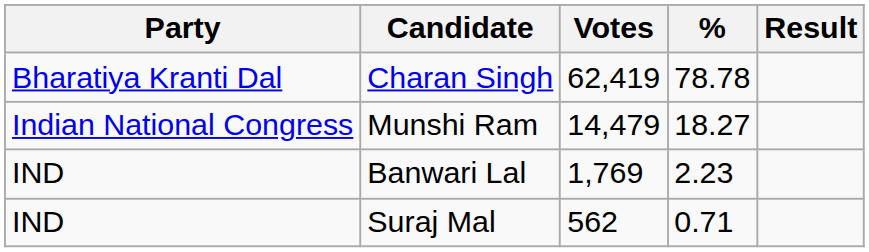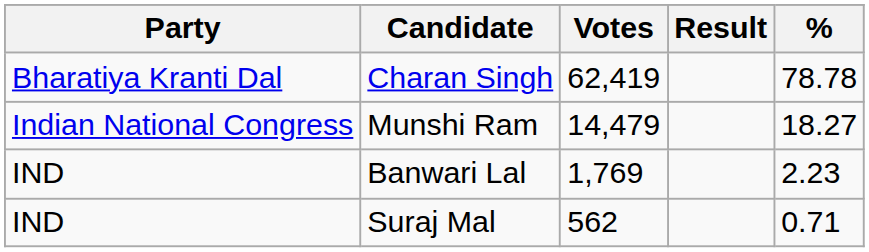columns swapped: (712, 28) <-> (811, 28)
